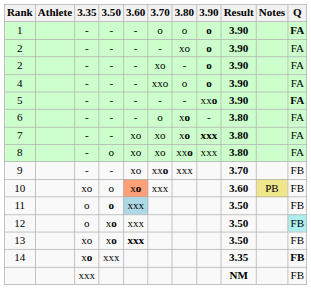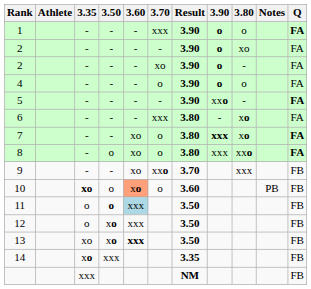columns swapped: (184, 13) <-> (239, 13)
(160, 30) o -> (160, 30) xxx
(160, 83) xxo -> (160, 83) o
(160, 118) o -> (160, 118) xxx
(160, 135) xo -> (160, 135) o
(297, 135) normal -> (297, 135) bold
(160, 153) xo -> (160, 153) o
(297, 153) normal -> (297, 153) bold
(87, 188) normal -> (87, 188) bold
(160, 188) xxx -> (160, 188) o
(272, 188) khaki background -> (272, 188) no background
(297, 223) paleturquoise background -> (297, 223) no background
(297, 258) bold -> (297, 258) normal
